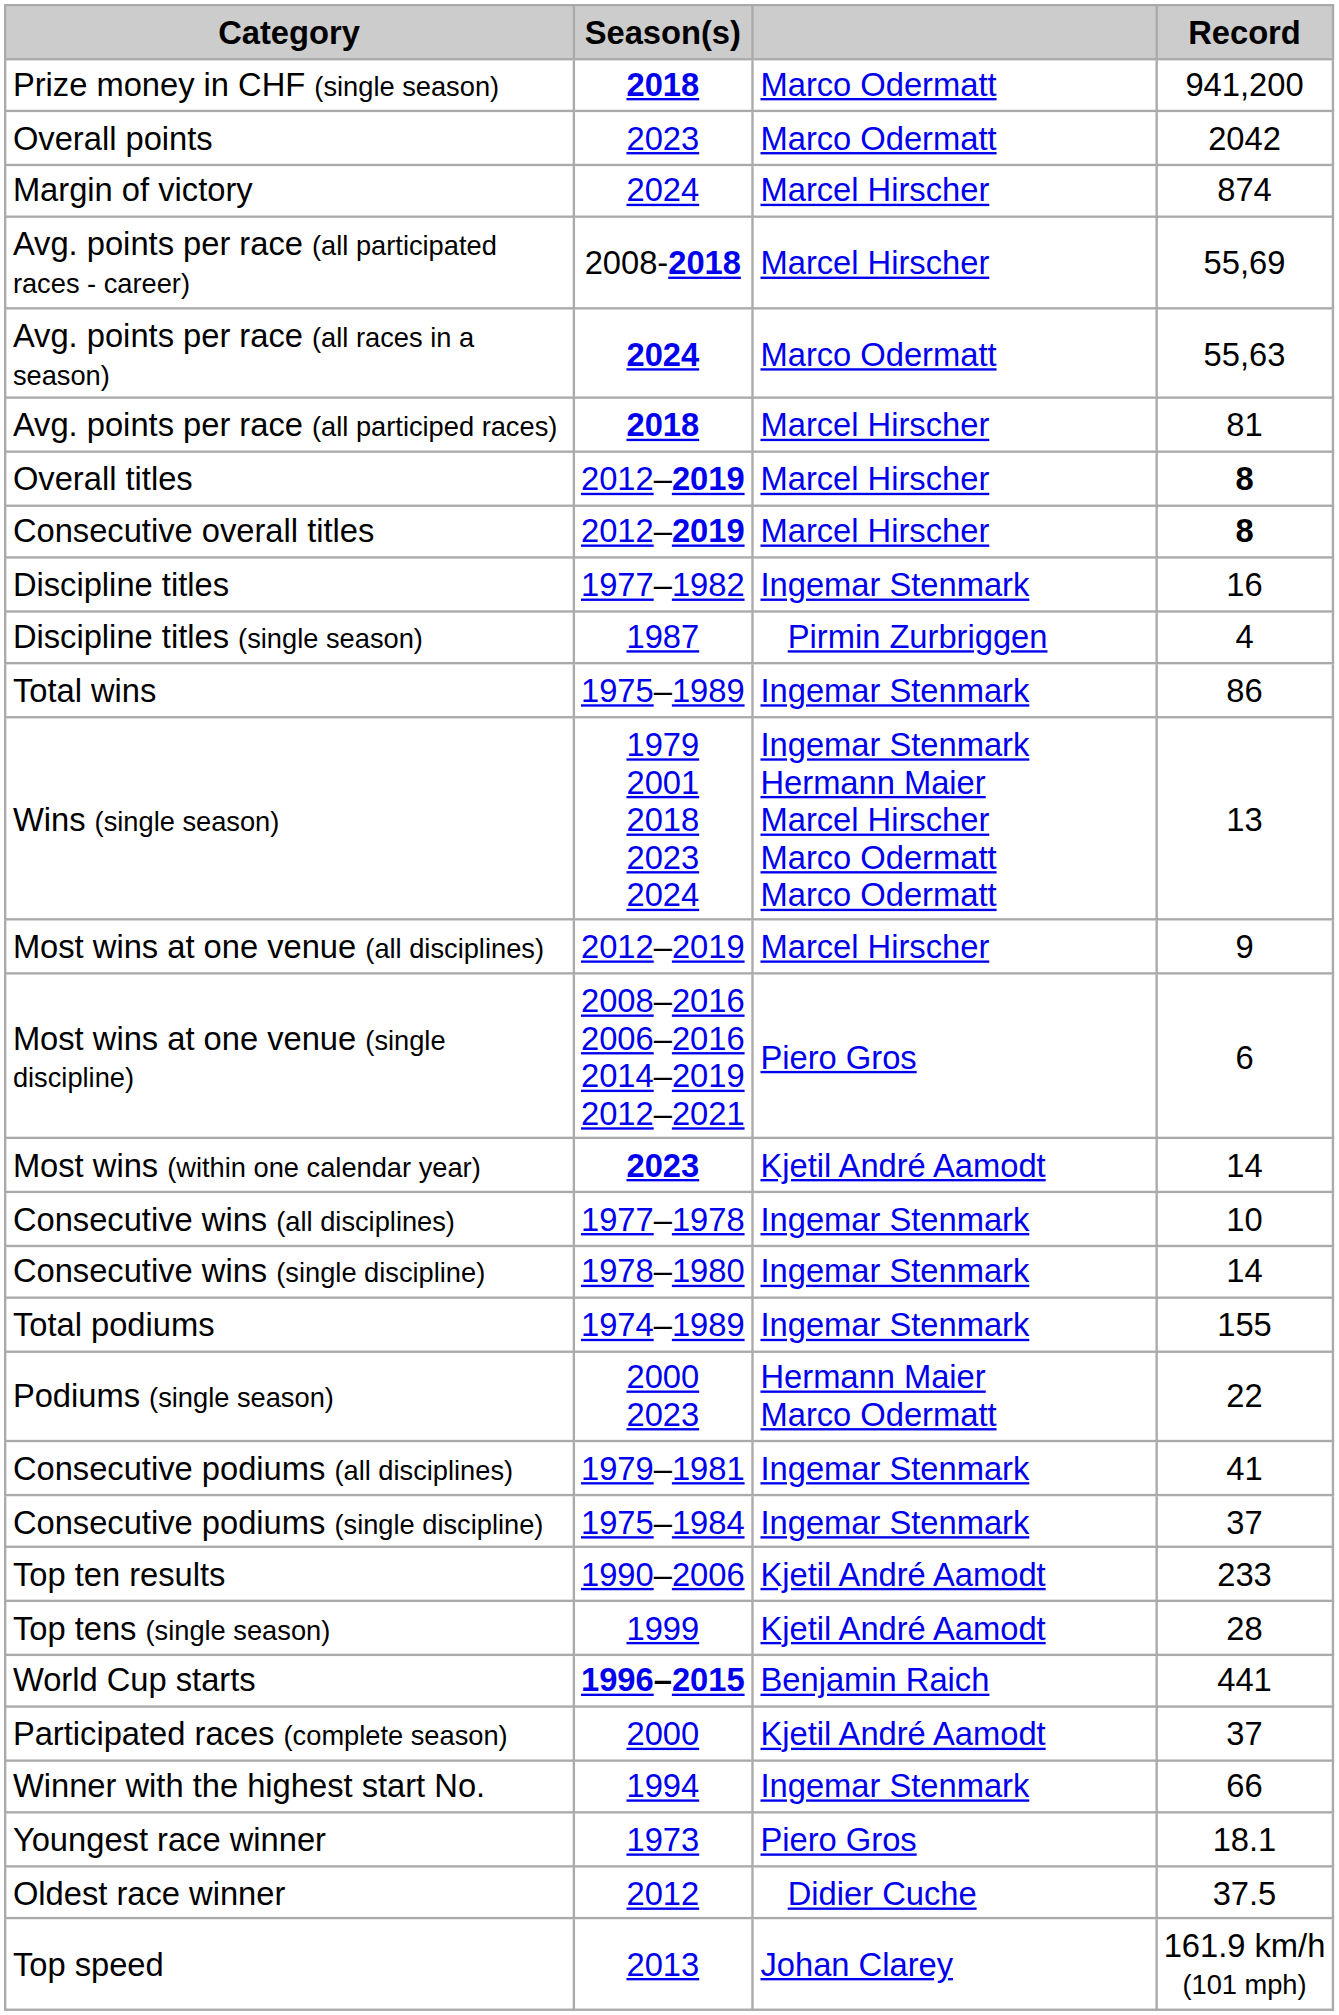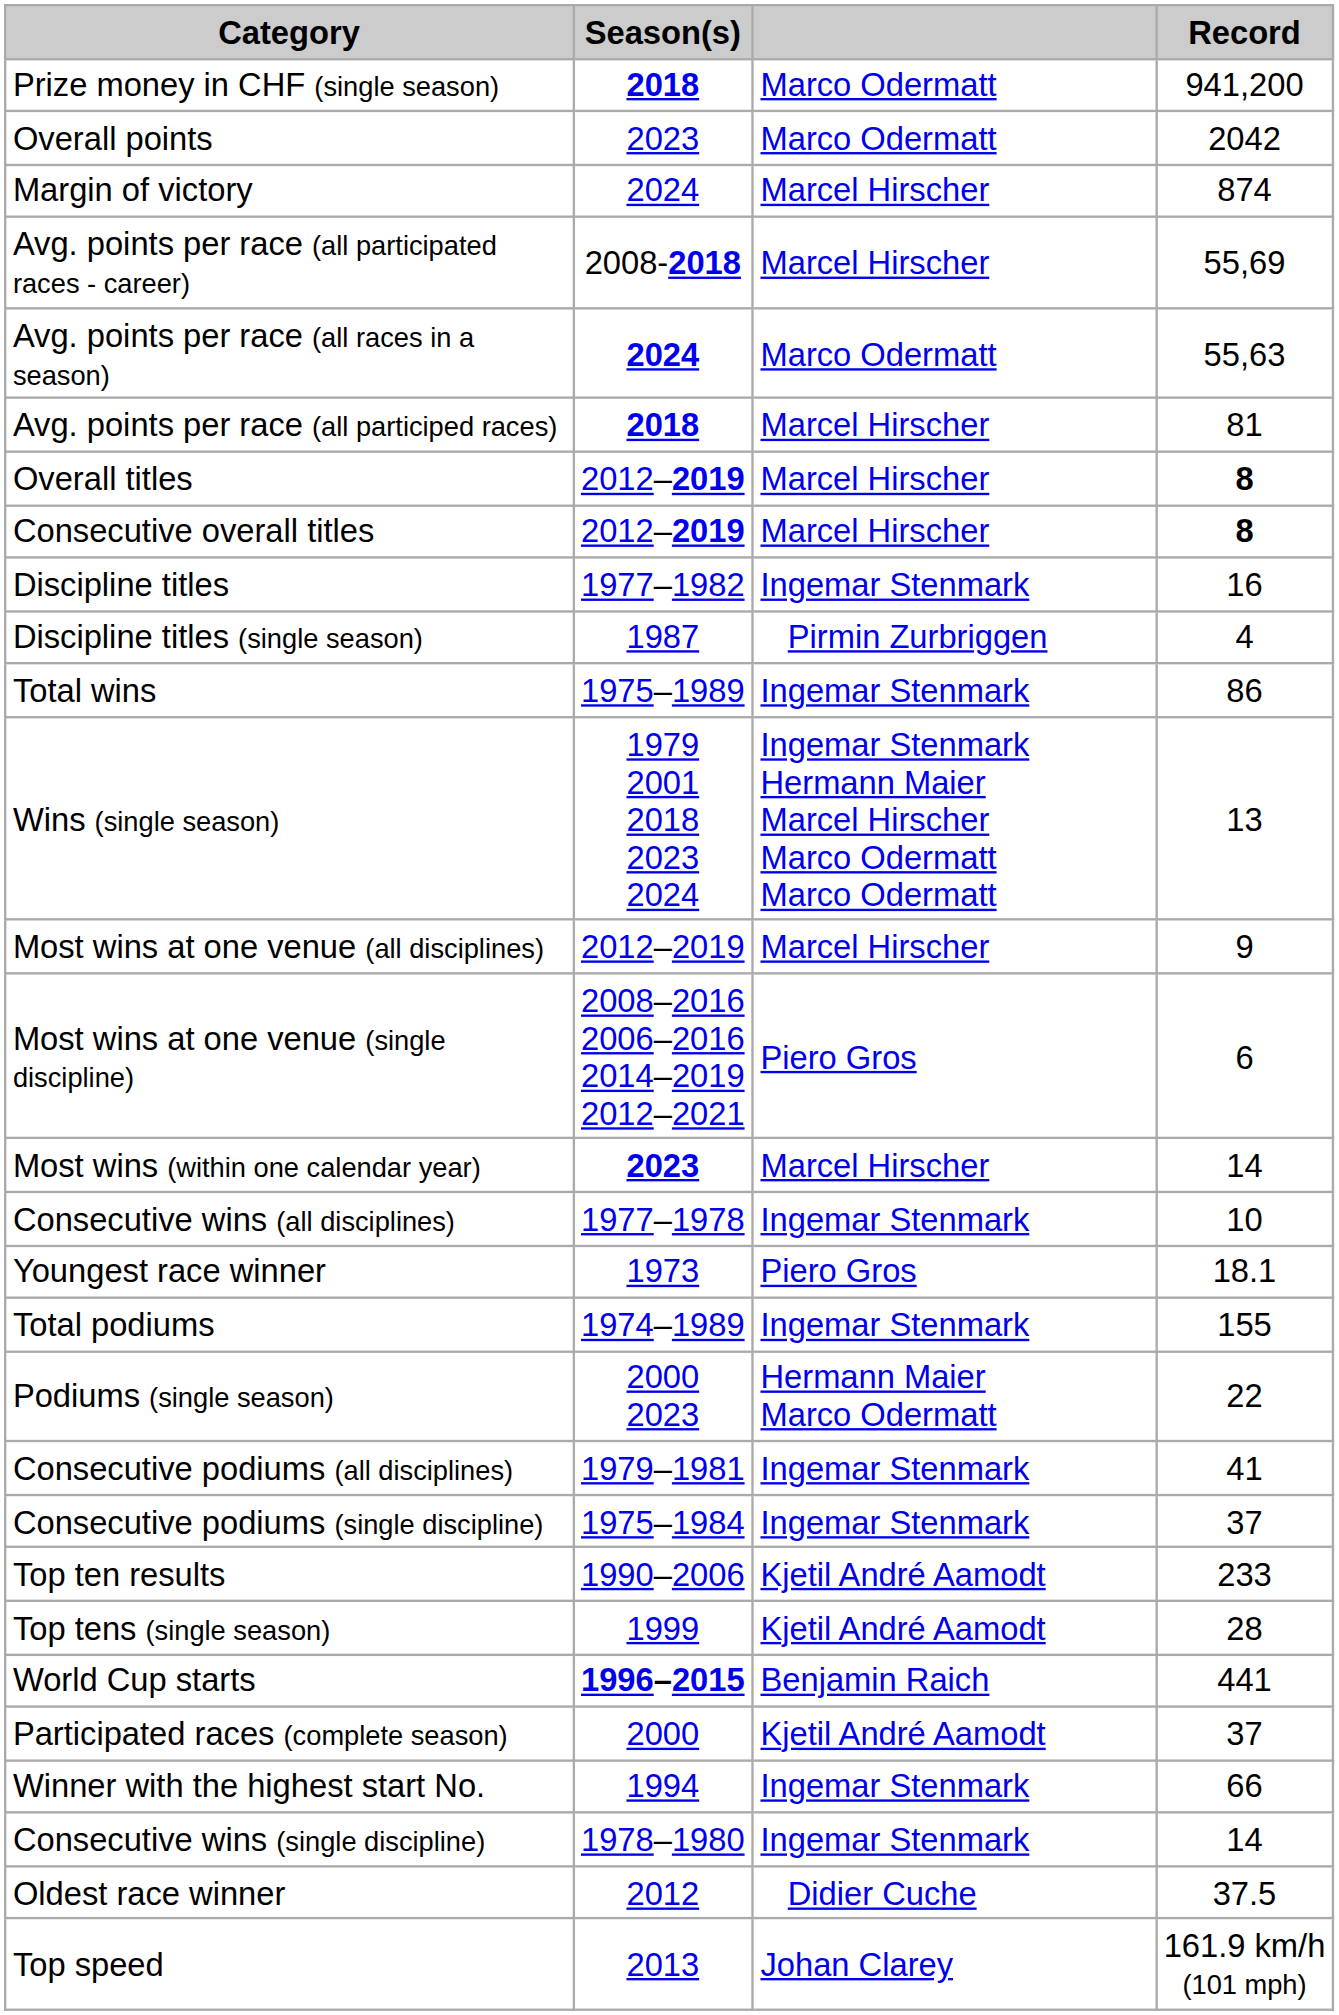(903, 1165) Kjetil André Aamodt -> (875, 1165) Marcel Hirscher
rows swapped: (249, 1271) <-> (169, 1839)
